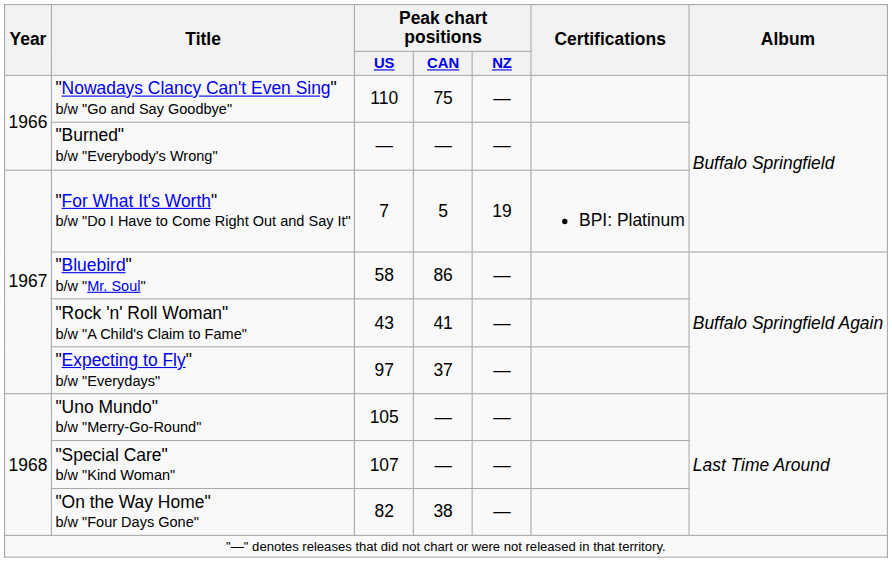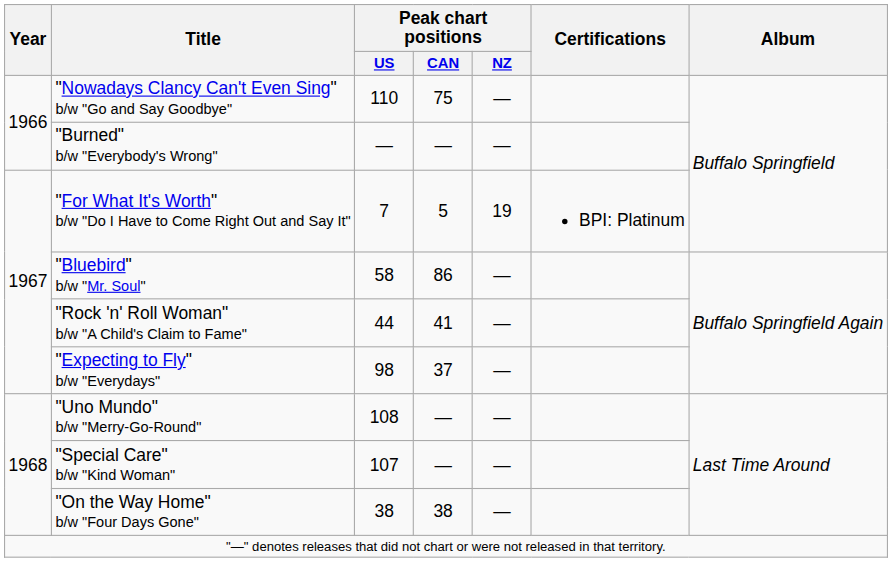(384, 322) 43 -> (384, 322) 44
(384, 370) 97 -> (384, 370) 98
(384, 417) 105 -> (384, 417) 108
(384, 511) 82 -> (384, 511) 38
